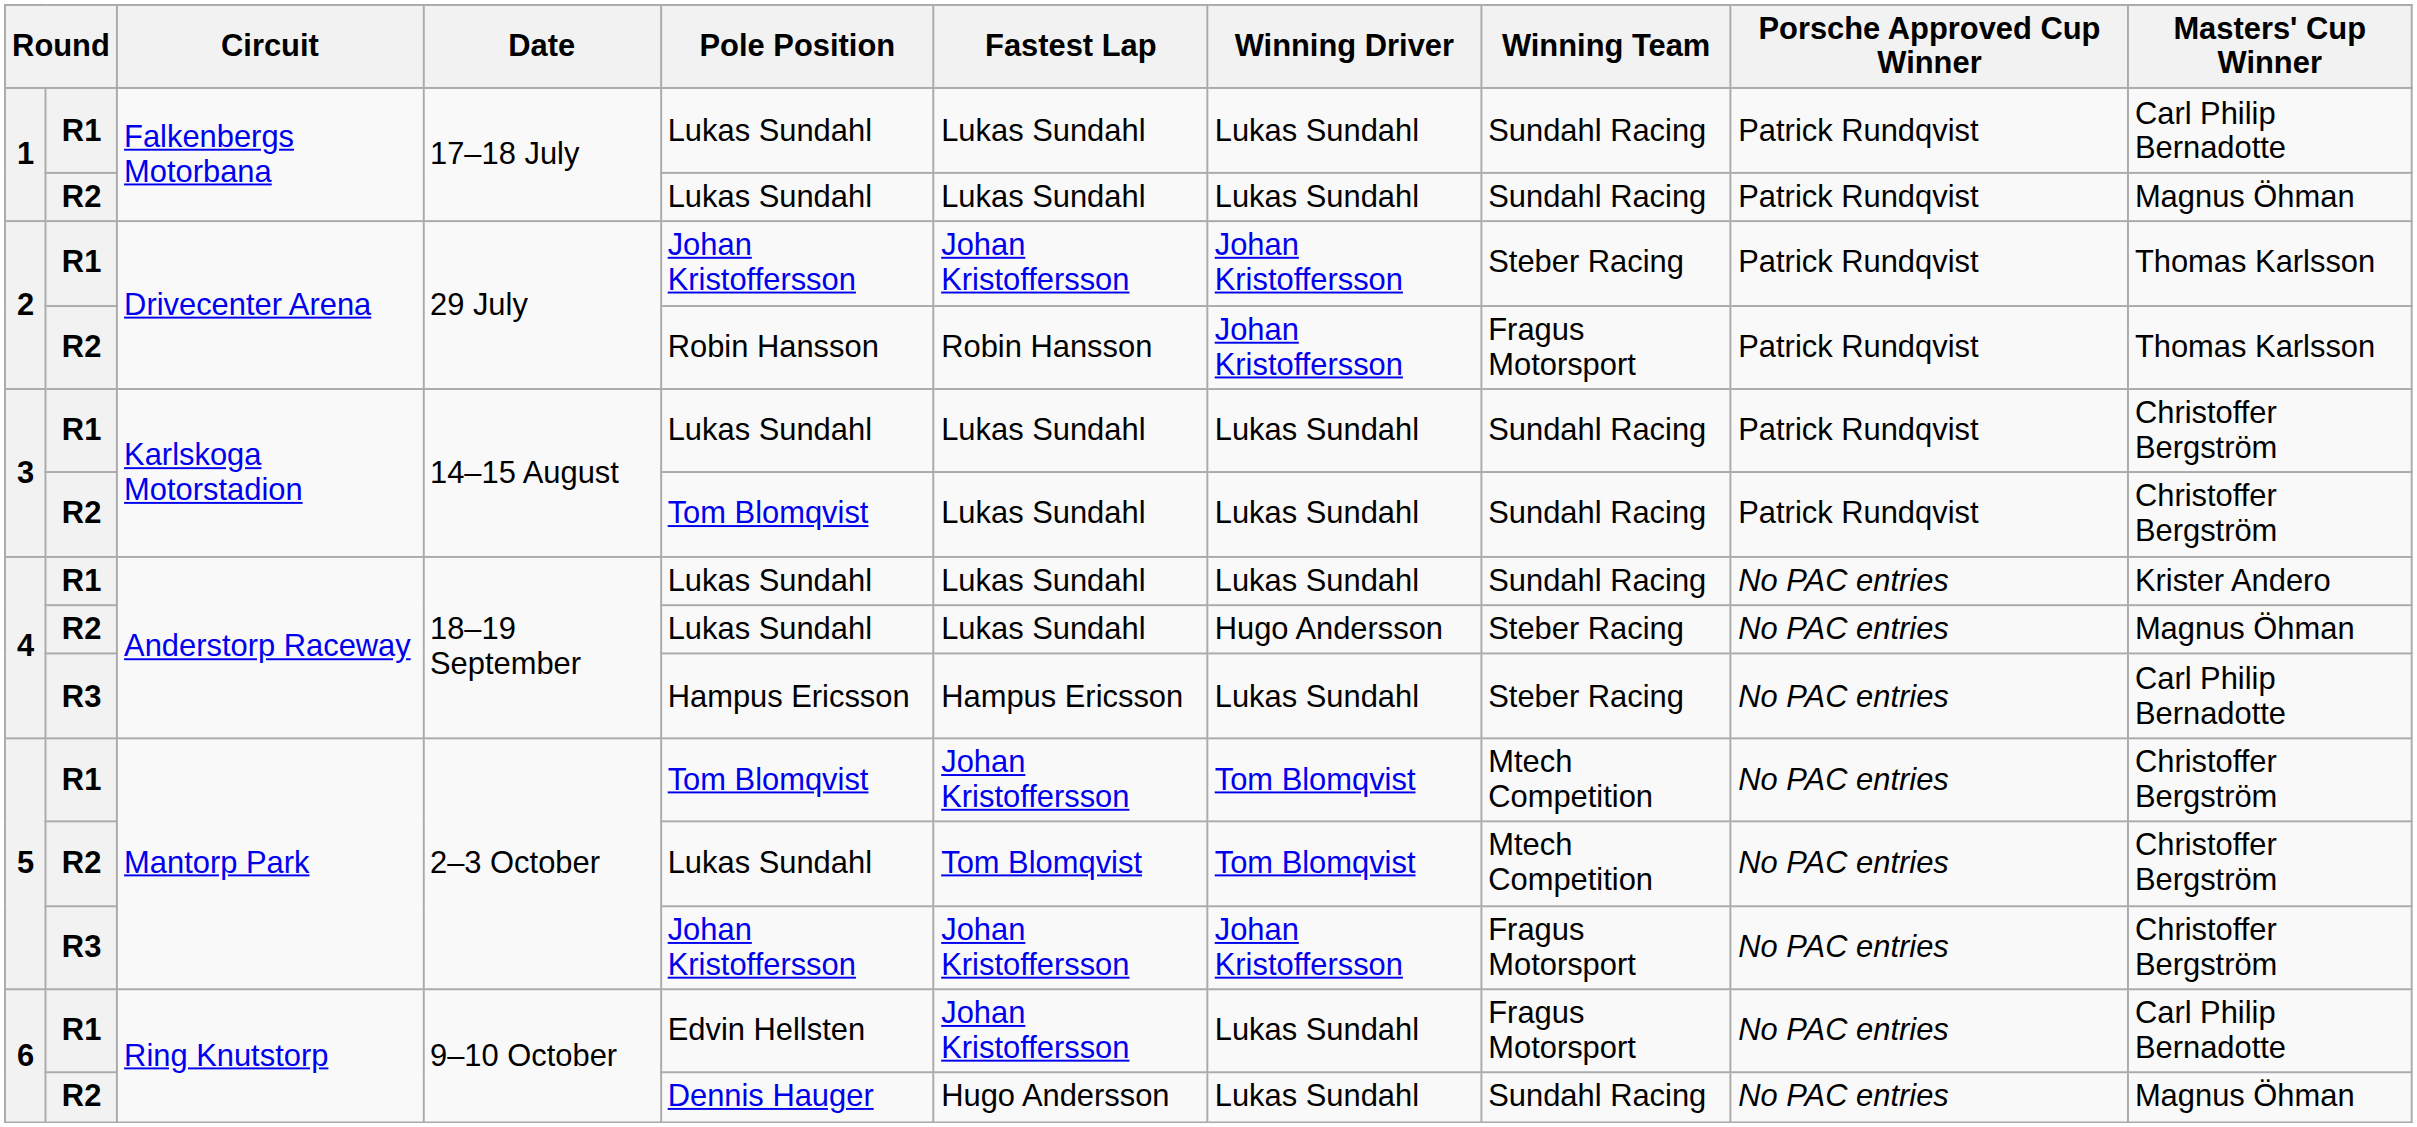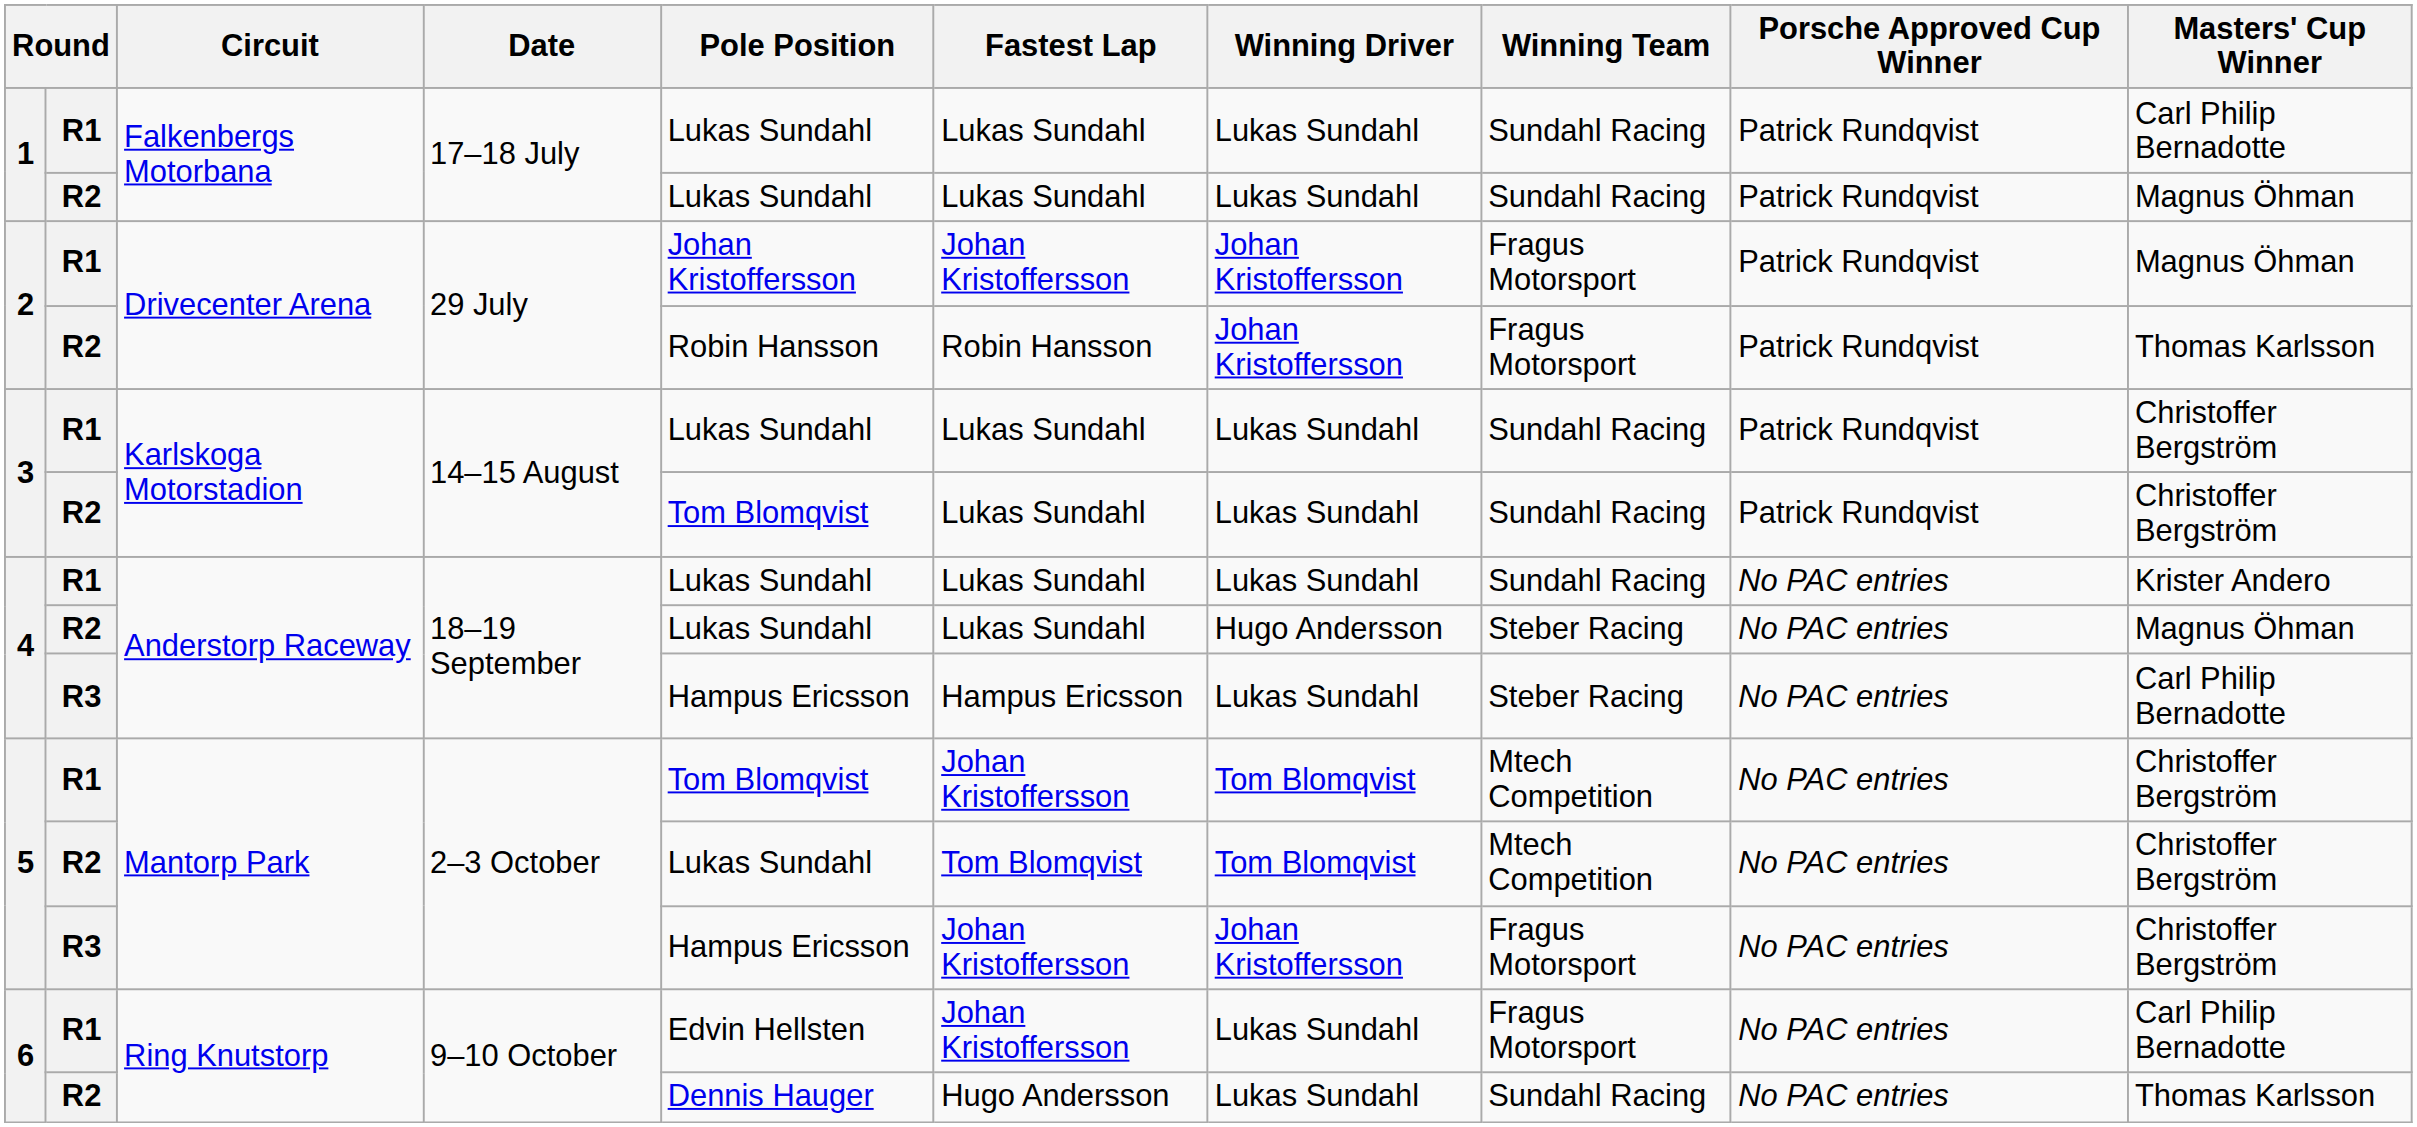(1586, 262) Steber Racing -> (1562, 262) Fragus Motorsport
(2255, 262) Thomas Karlsson -> (2245, 262) Magnus Öhman
(762, 946) Johan Kristoffersson -> (789, 946) Hampus Ericsson
(2245, 1096) Magnus Öhman -> (2255, 1096) Thomas Karlsson
